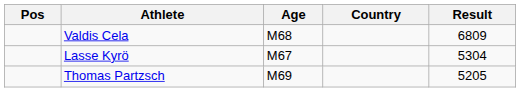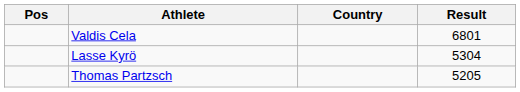- column: (293, 14)
(472, 35) 6809 -> (467, 35) 6801
